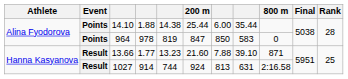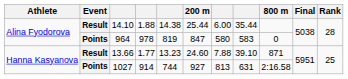(95, 26) Points -> (95, 26) Result
(223, 39) 850 -> (223, 39) 580
(197, 53) 21.60 -> (197, 53) 24.60
(95, 67) Result -> (95, 67) Points
(197, 67) 924 -> (197, 67) 927
